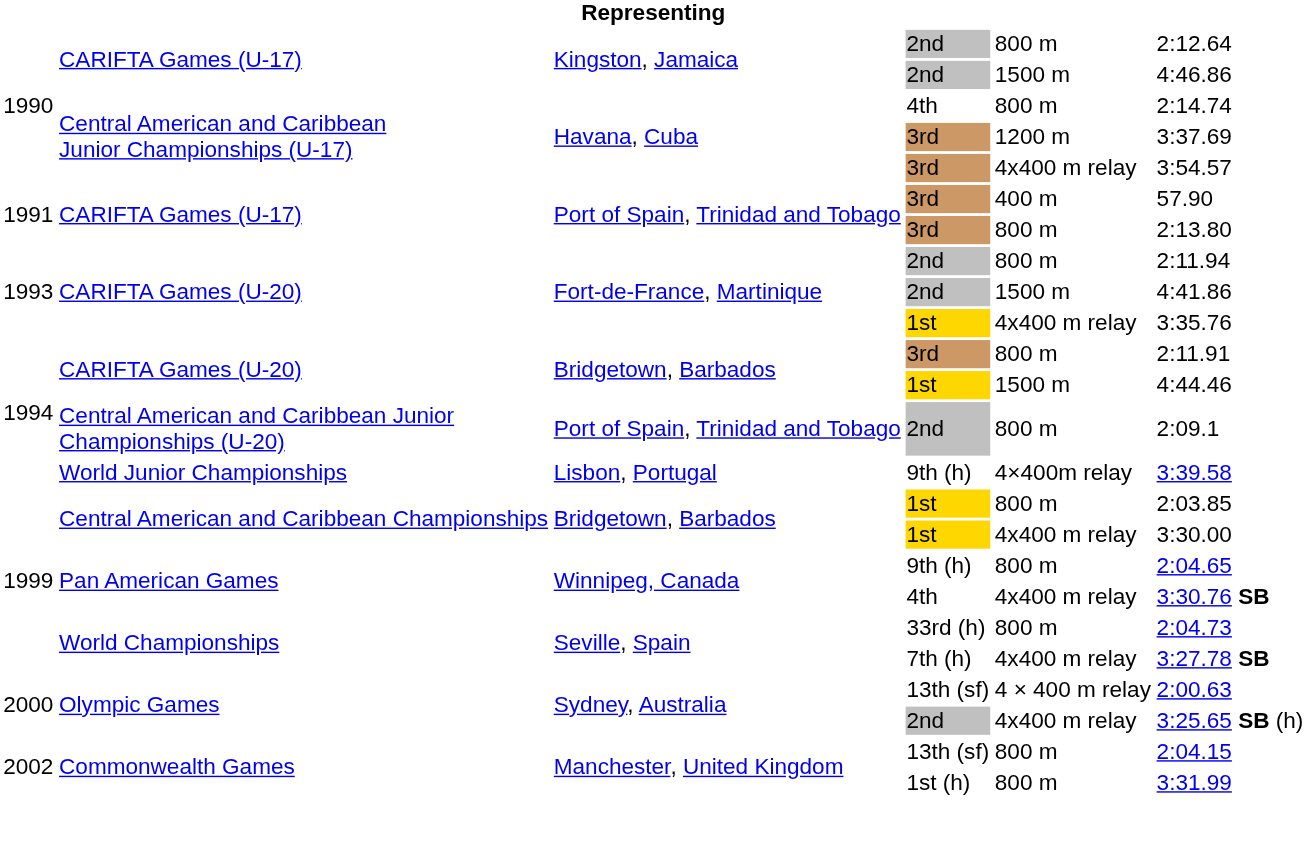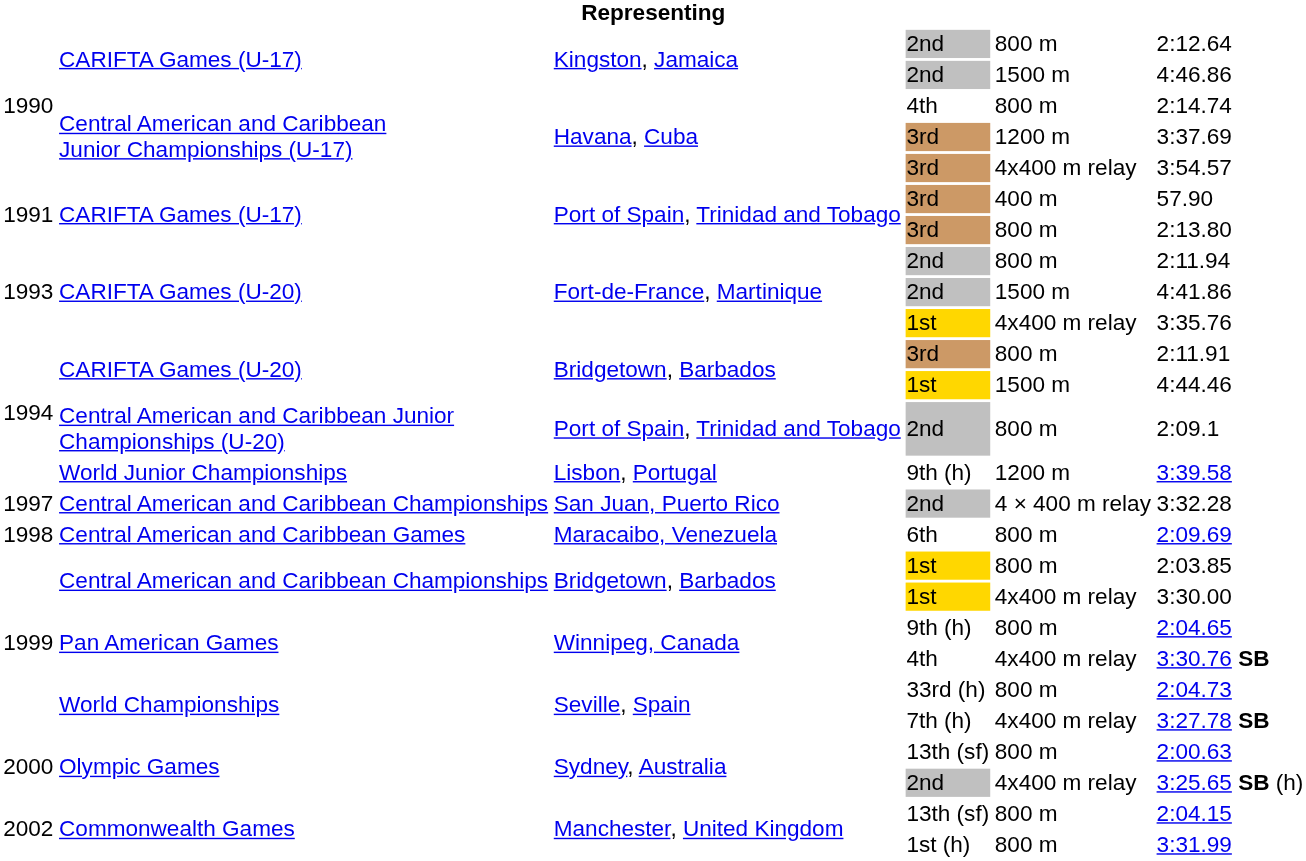(1063, 472) 4×400m relay -> (1032, 472) 1200 m
+ row: (667, 503)
+ row: (665, 534)
(1073, 689) 4 × 400 m relay -> (1026, 751) 800 m
